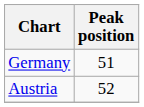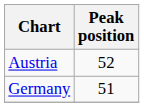rows swapped: (39, 62) <-> (33, 89)
